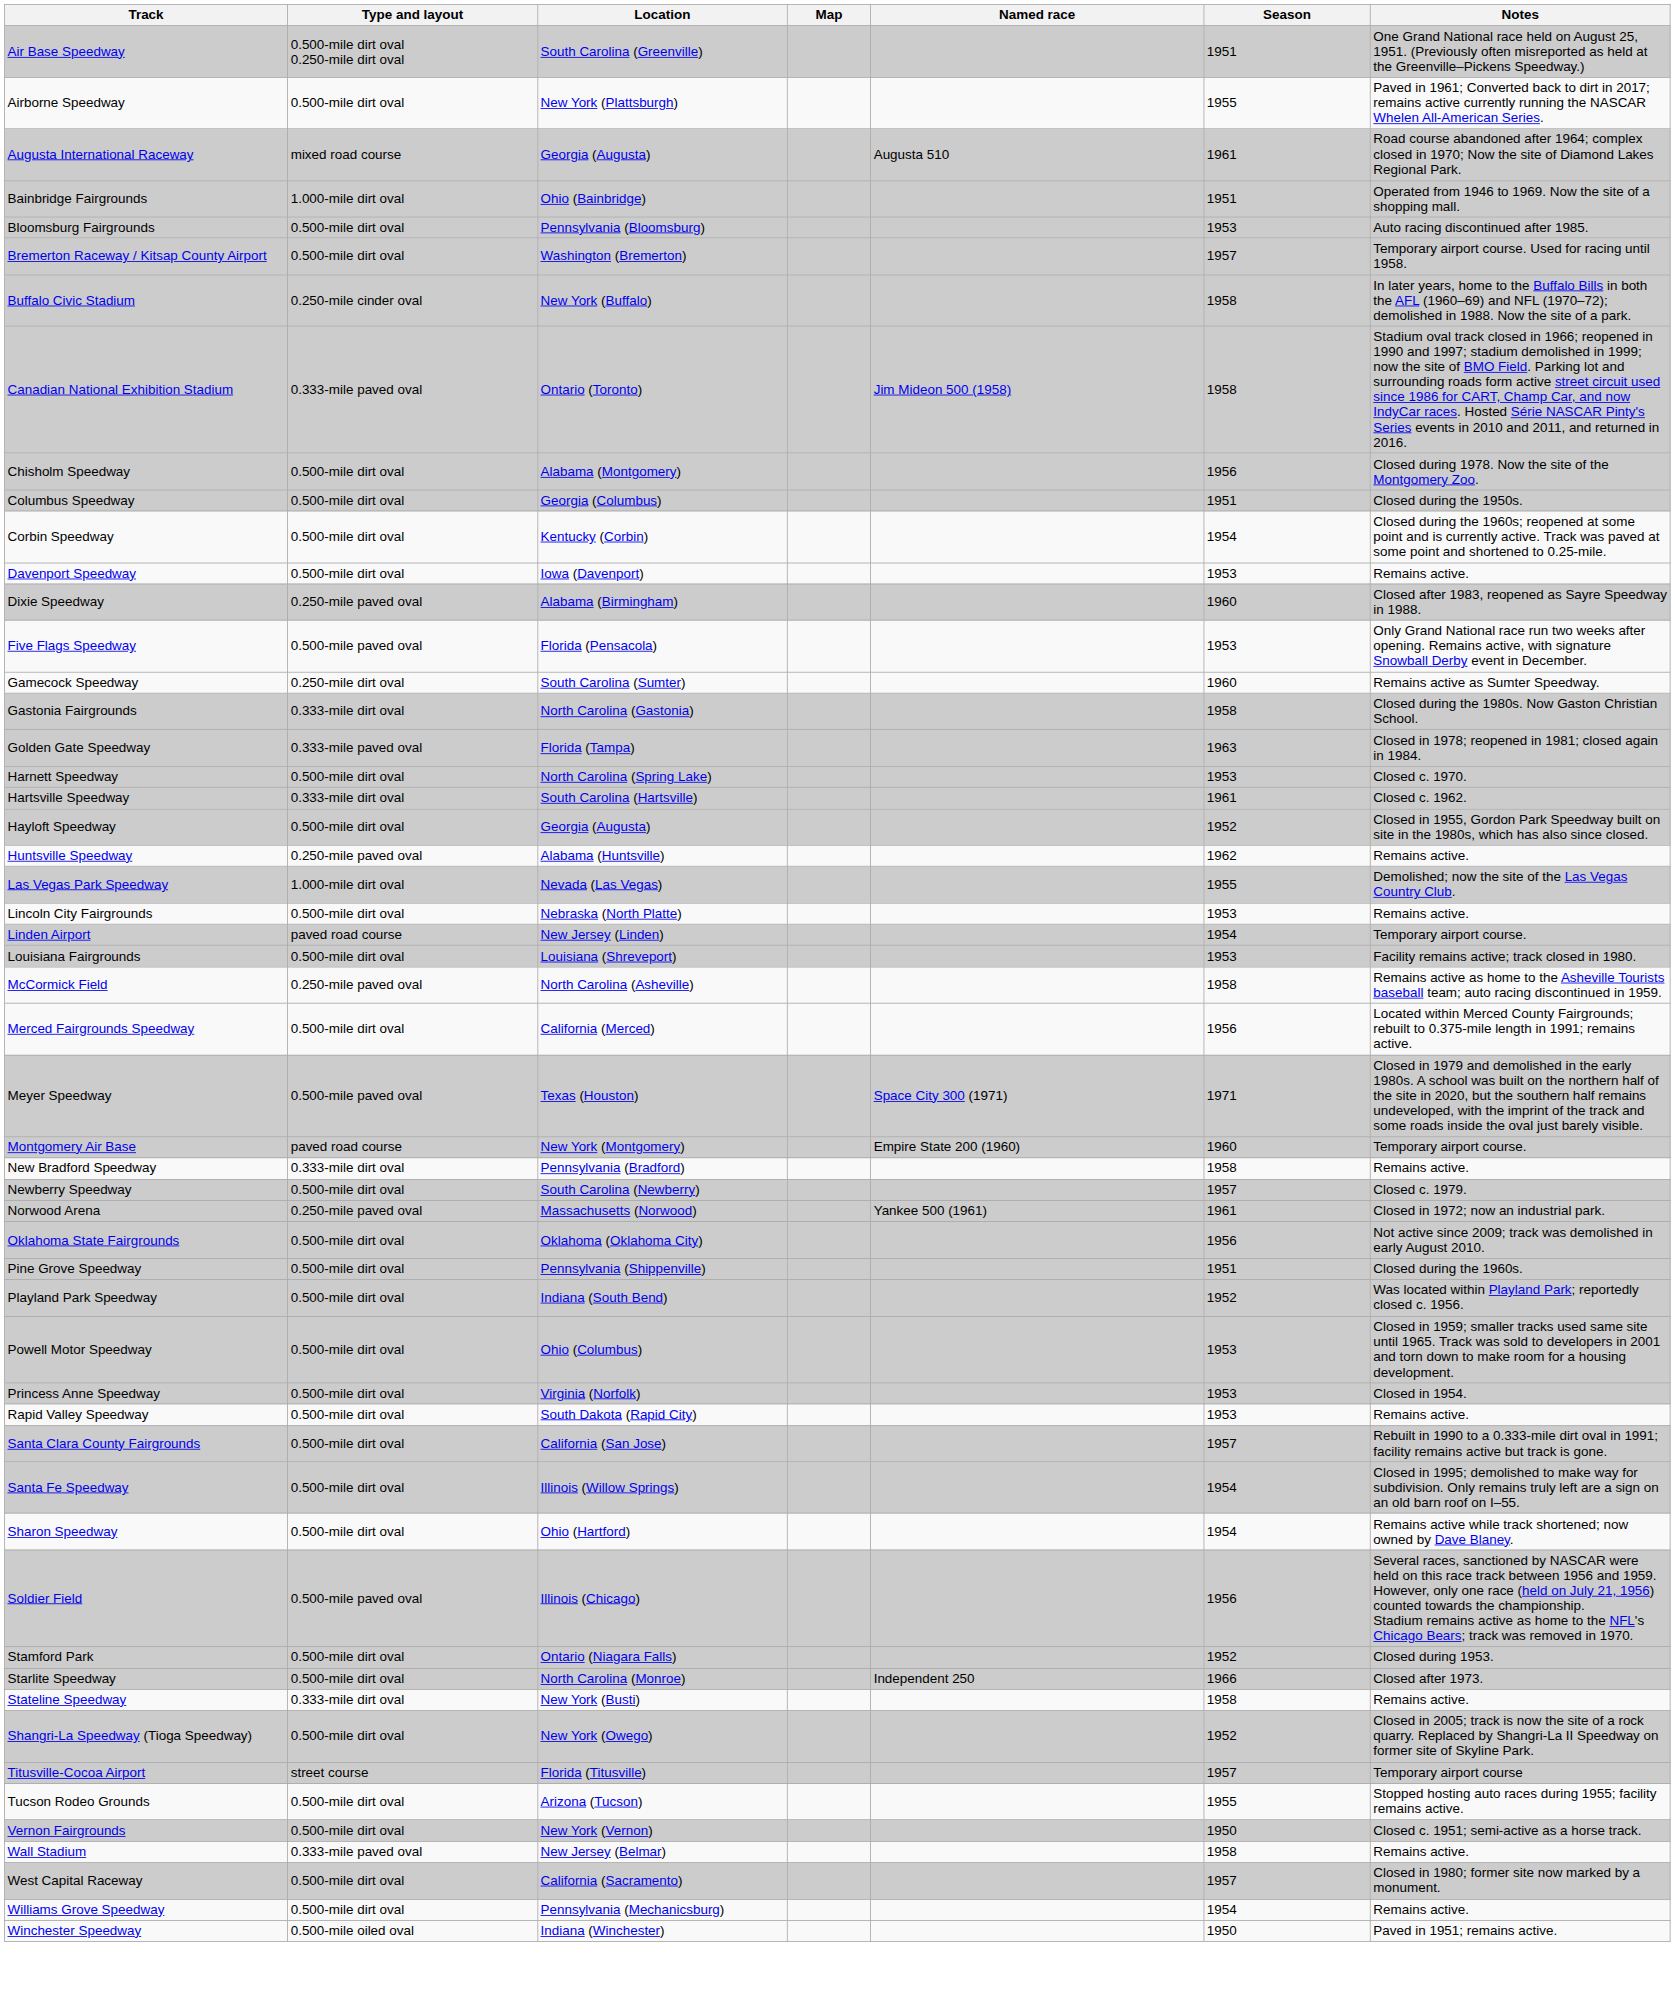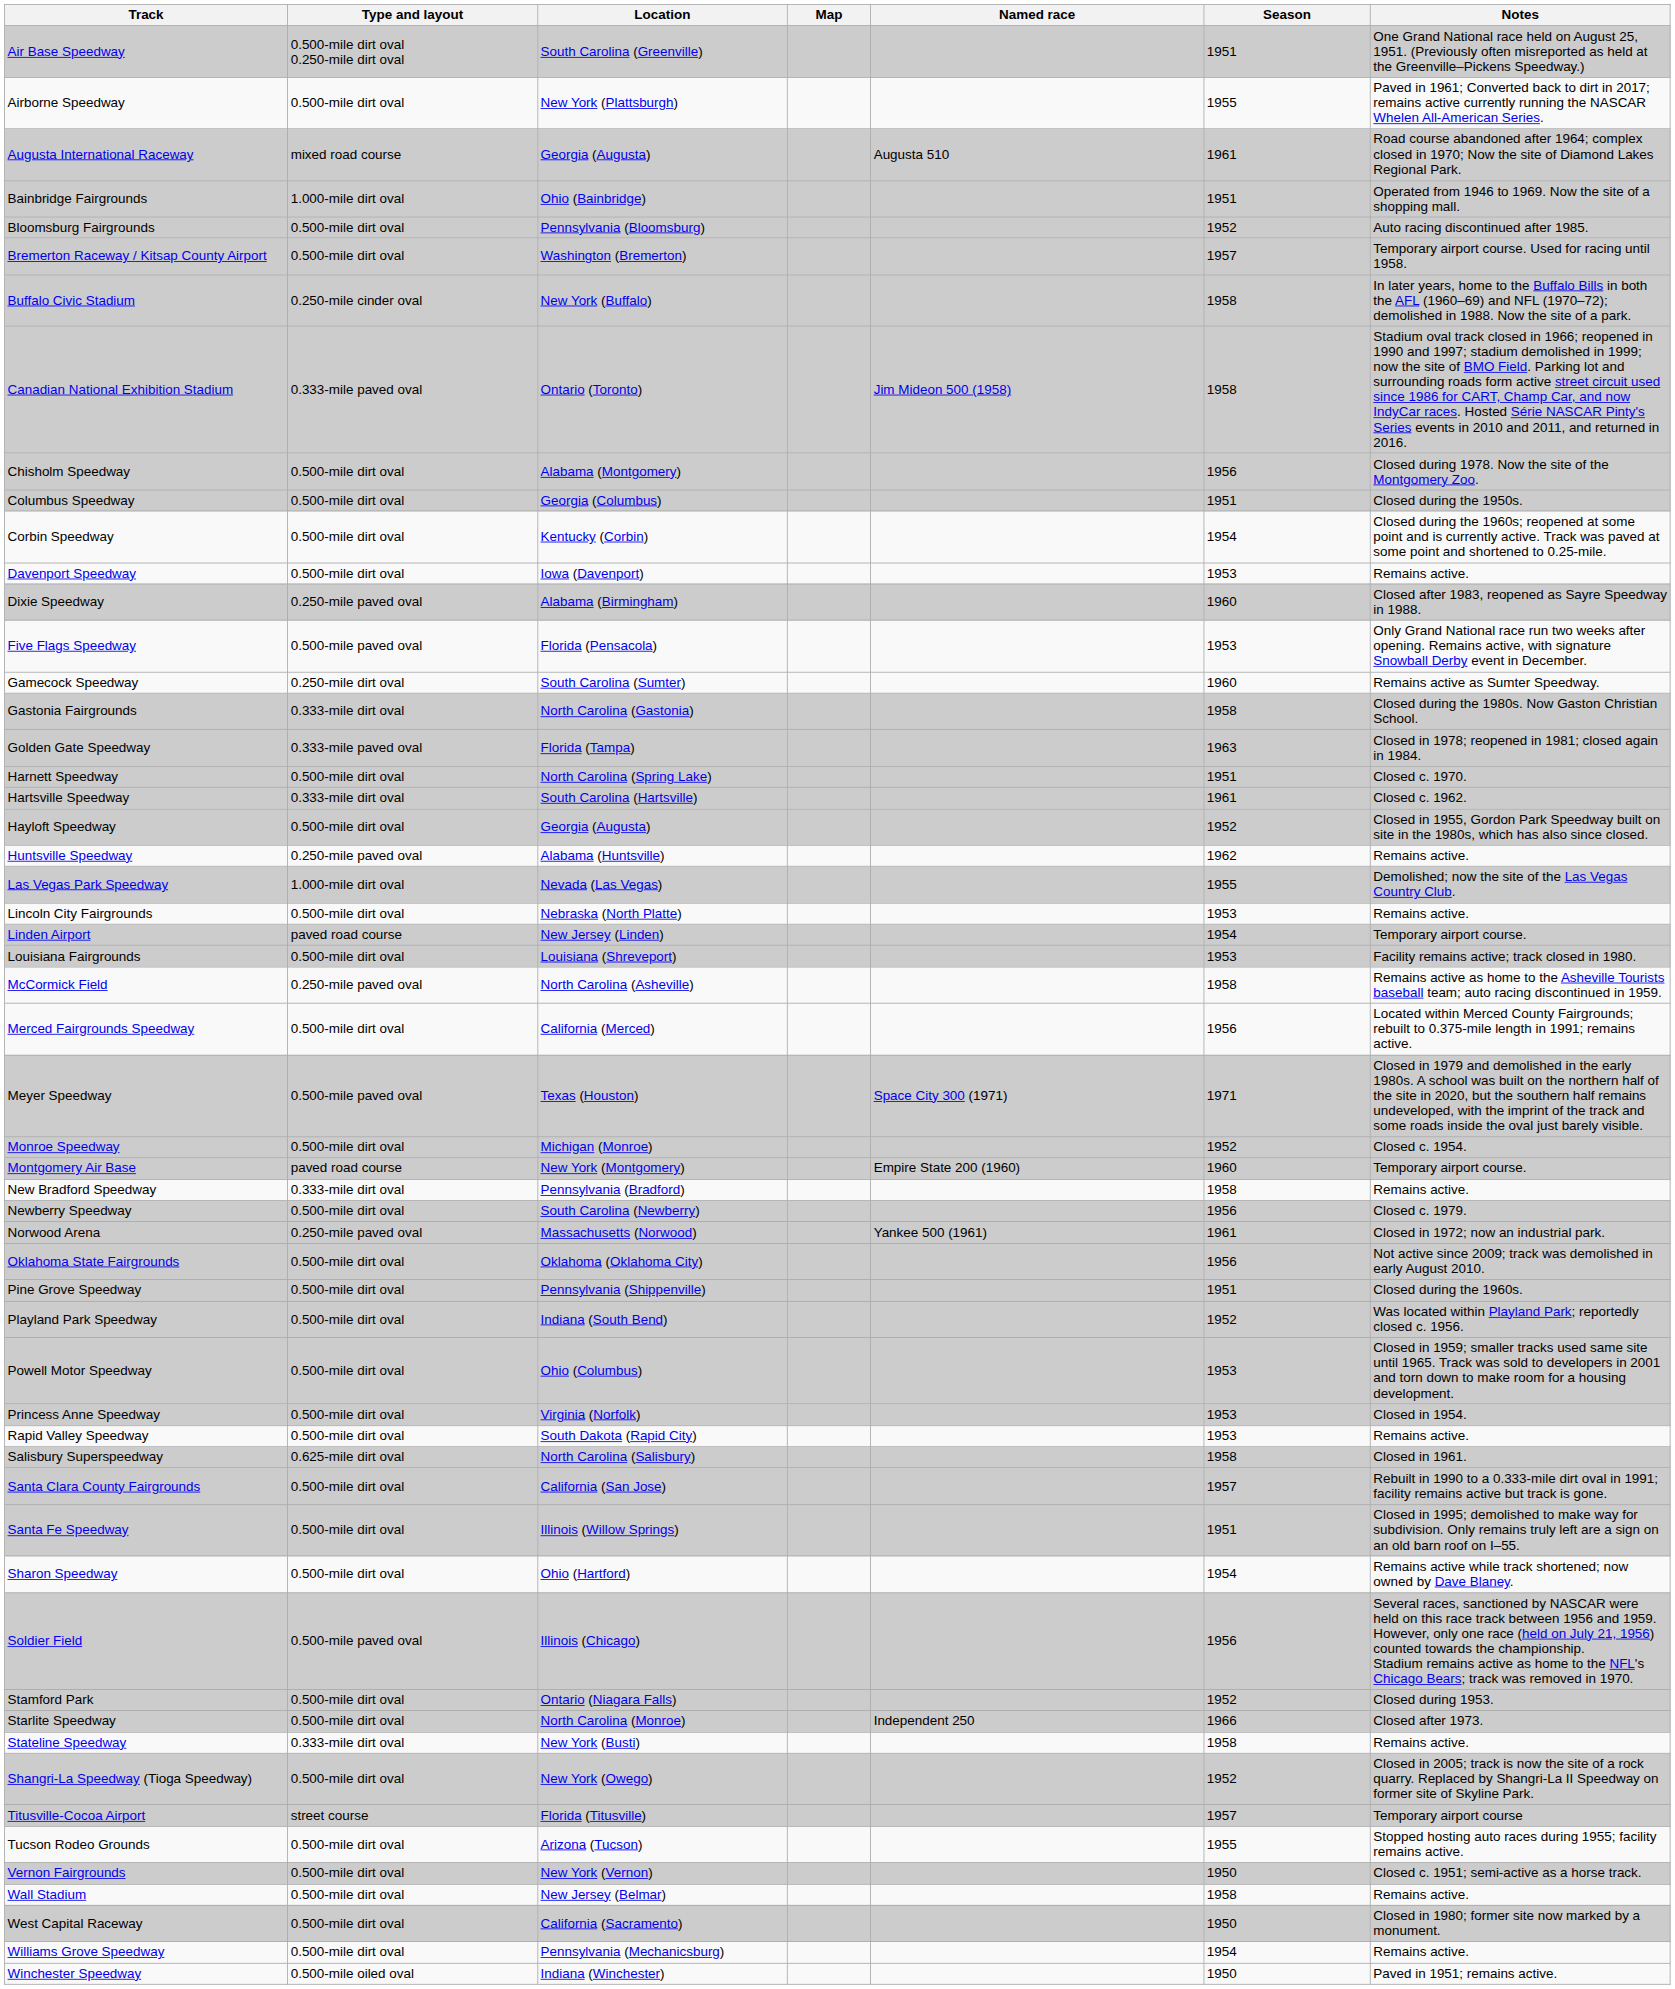(1222, 227) 1953 -> (1222, 227) 1952
(1222, 776) 1953 -> (1222, 776) 1951
+ row: (64, 1147)
(1222, 1190) 1957 -> (1222, 1211) 1956
+ row: (85, 1457)
(1222, 1487) 1954 -> (1222, 1530) 1951
(356, 1852) 0.333-mile paved oval -> (347, 1894) 0.500-mile dirt oval
(1222, 1880) 1957 -> (1222, 1923) 1950
